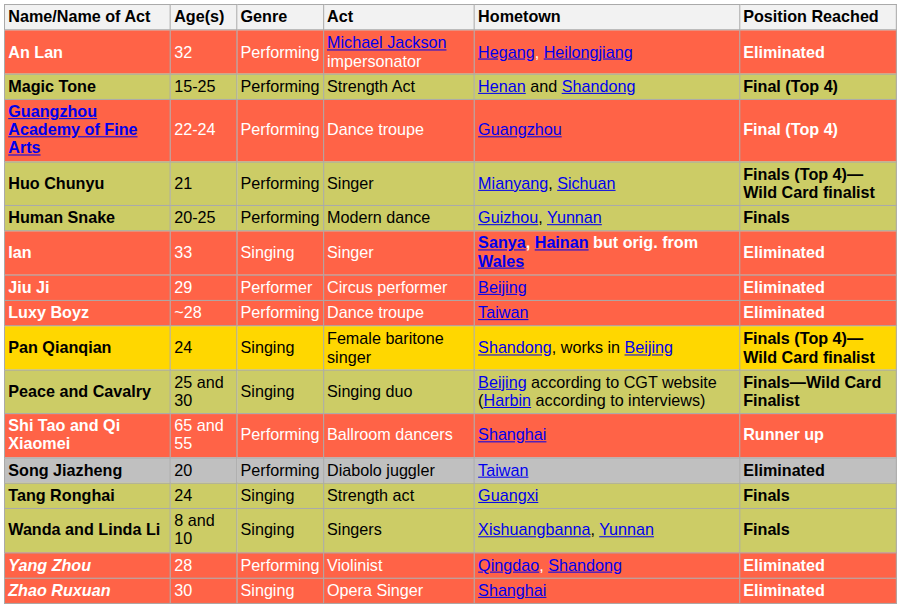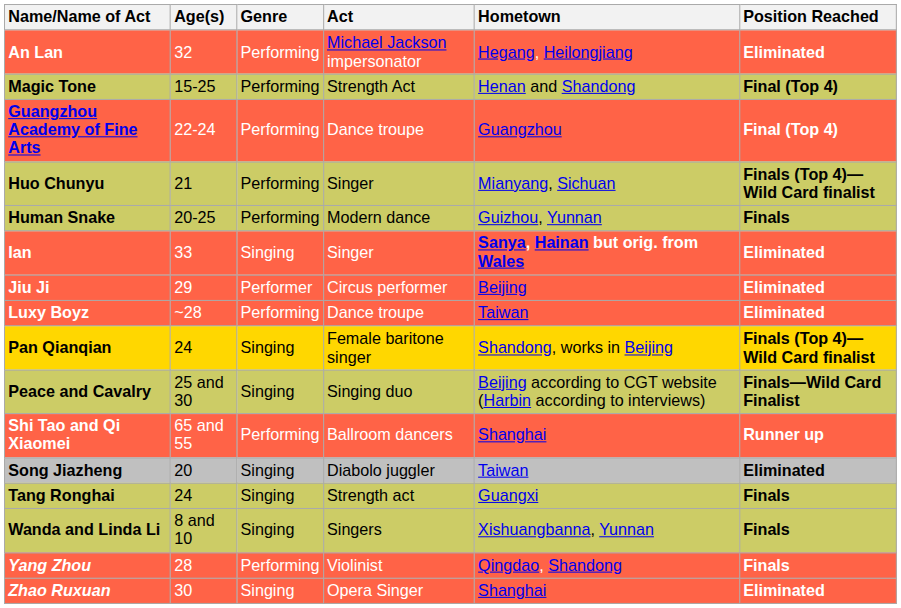(280, 470) Performing -> (267, 470) Singing
(784, 565) Eliminated -> (766, 565) Finals
